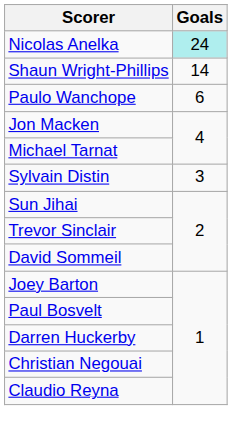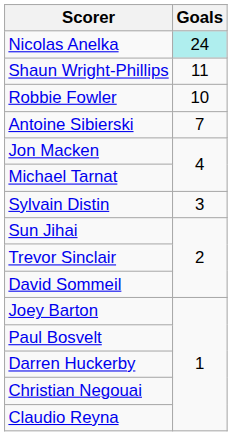(200, 71) 14 -> (200, 71) 11
+ row: (63, 97)
+ row: (71, 124)
- row: (72, 97)
